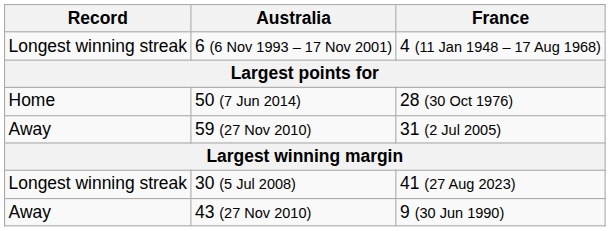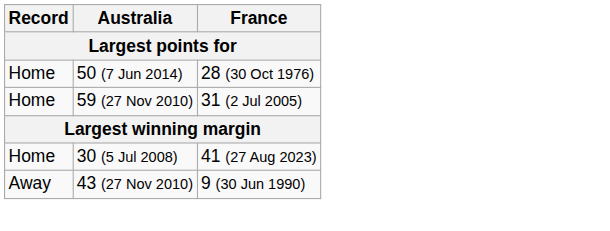- row: (294, 45)
(30, 128) Away -> (32, 101) Home
(98, 184) Longest winning streak -> (32, 156) Home
